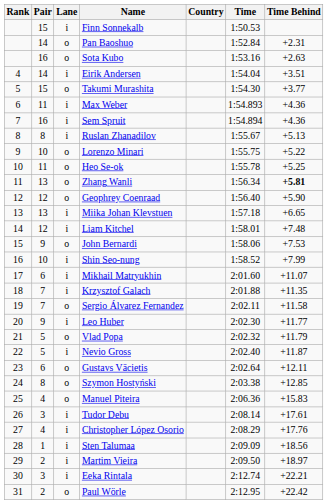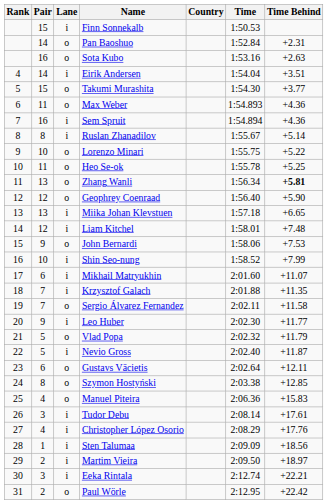(67, 105) i -> (67, 105) o
(294, 136) +5.13 -> (294, 136) +5.14
